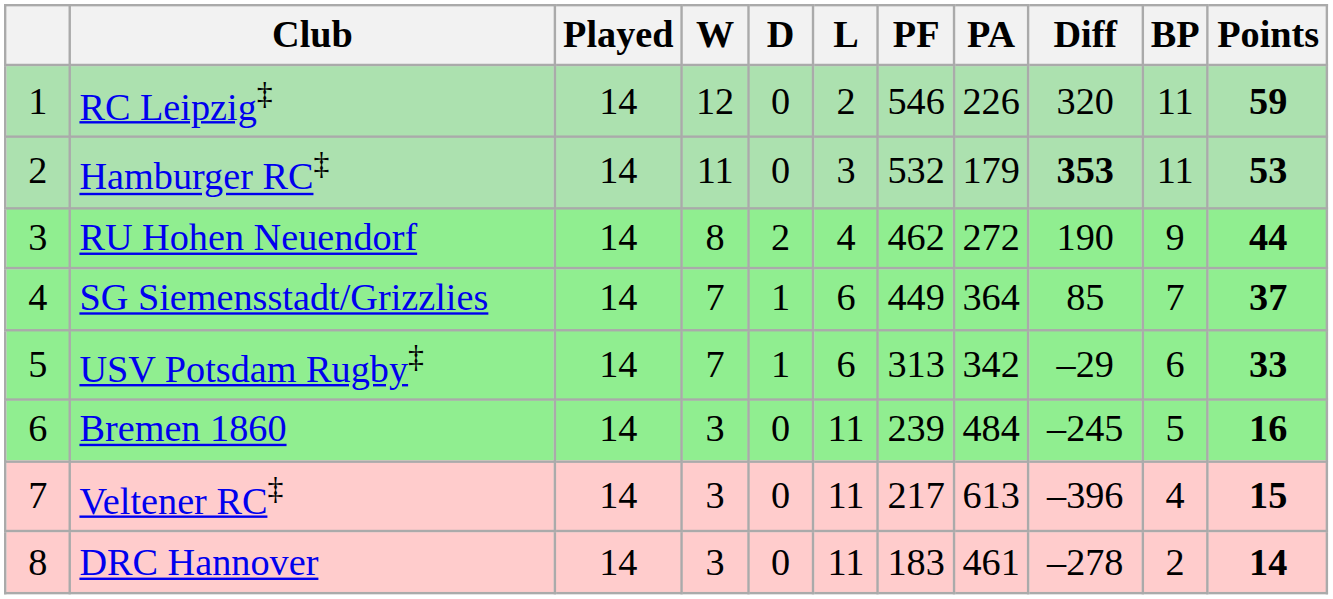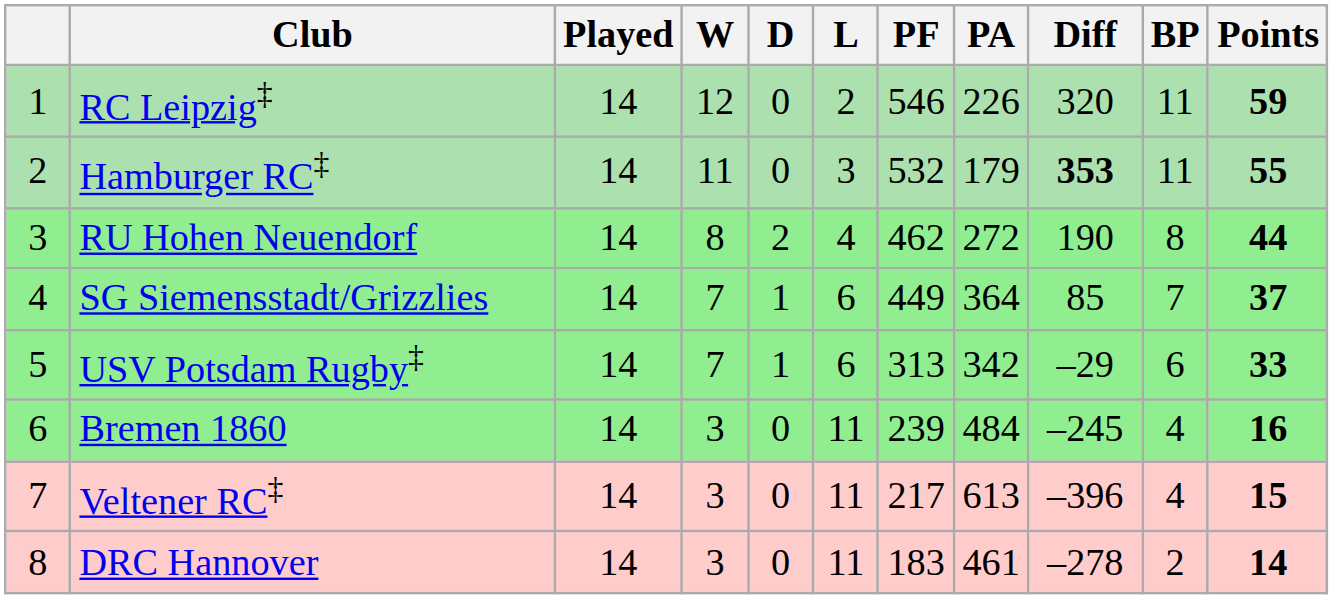(1268, 171) 53 -> (1268, 171) 55
(1175, 237) 9 -> (1175, 237) 8
(1175, 429) 5 -> (1175, 429) 4
